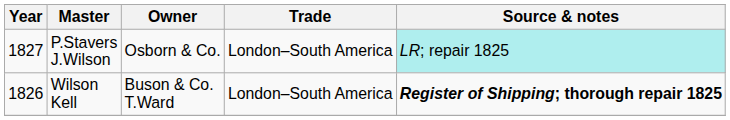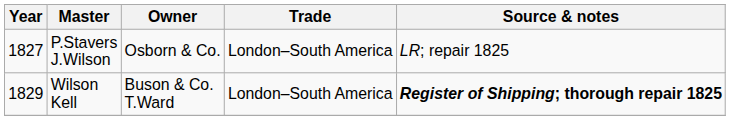(454, 51) paleturquoise background -> (454, 51) no background
(26, 94) 1826 -> (26, 94) 1829
